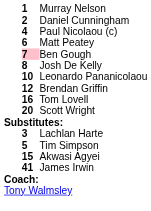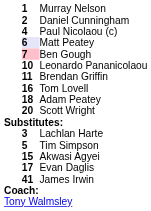(25, 43) no background -> (25, 43) lavender background
- row: (71, 65)
(27, 88) 12 -> (27, 77) 11
+ row: (70, 100)
+ row: (67, 168)
